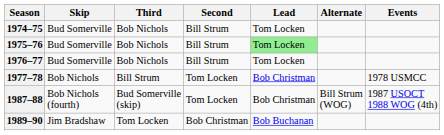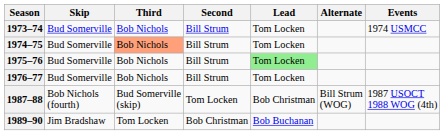+ row: (25, 28)
(142, 28) no background -> (142, 45) lightsalmon background
- row: (25, 77)
